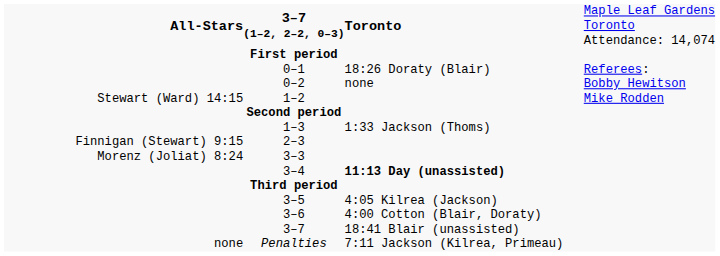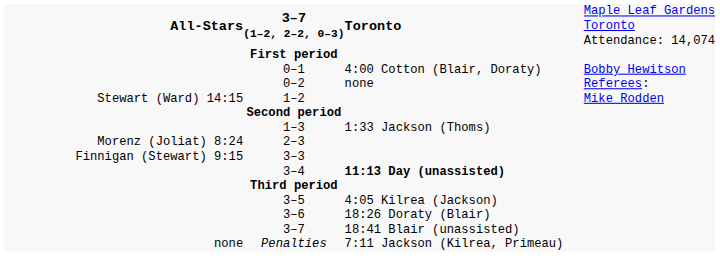(418, 70) 18:26 Doraty (Blair) -> (443, 70) 4:00 Cotton (Blair, Doraty)
(617, 70) Referees: -> (635, 70) Bobby Hewitson
(635, 84) Bobby Hewitson -> (617, 84) Referees:
(159, 142) Finnigan (Stewart) 9:15 -> (170, 142) Morenz (Joliat) 8:24
(170, 157) Morenz (Joliat) 8:24 -> (159, 157) Finnigan (Stewart) 9:15
(443, 215) 4:00 Cotton (Blair, Doraty) -> (418, 215) 18:26 Doraty (Blair)
